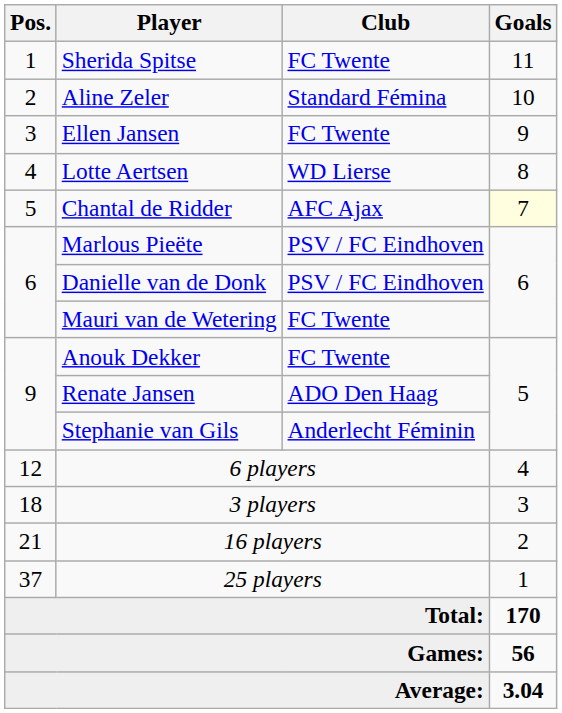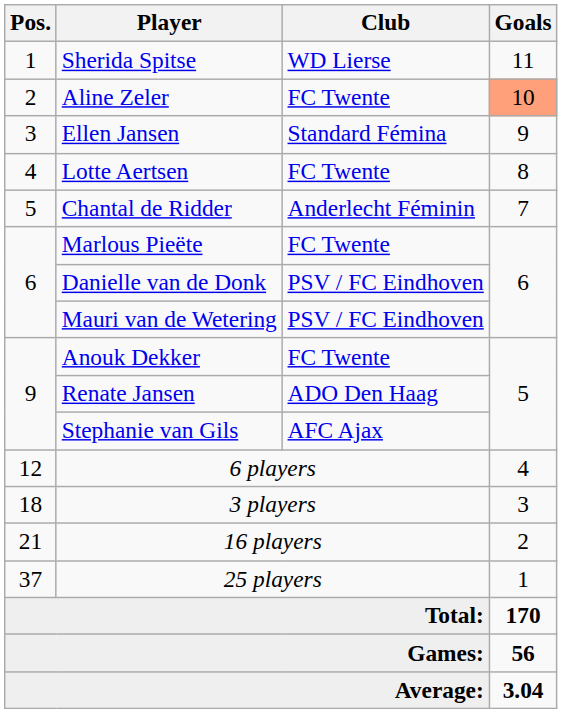(339, 60) FC Twente -> (339, 60) WD Lierse
(367, 97) Standard Fémina -> (339, 97) FC Twente
(523, 97) no background -> (523, 97) lightsalmon background
(339, 134) FC Twente -> (367, 134) Standard Fémina
(339, 171) WD Lierse -> (339, 171) FC Twente
(335, 208) AFC Ajax -> (381, 208) Anderlecht Féminin
(523, 208) lightyellow background -> (523, 208) no background
(386, 245) PSV / FC Eindhoven -> (339, 245) FC Twente
(339, 319) FC Twente -> (386, 319) PSV / FC Eindhoven
(381, 430) Anderlecht Féminin -> (335, 430) AFC Ajax
